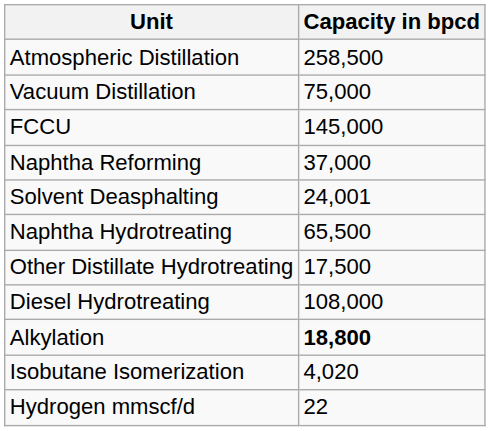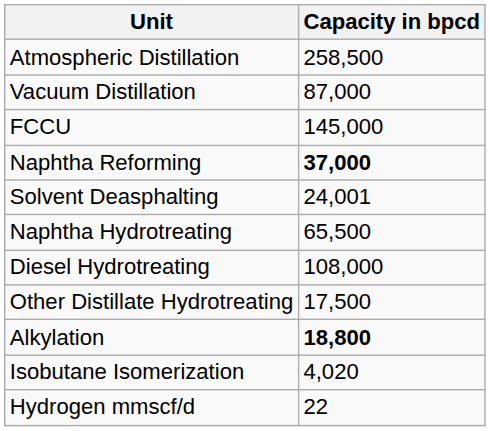(337, 92) 75,000 -> (337, 92) 87,000
(337, 162) normal -> (337, 162) bold
rows swapped: (110, 302) <-> (152, 267)
